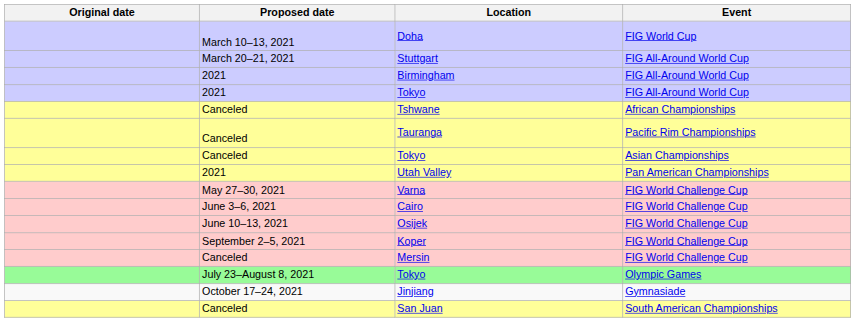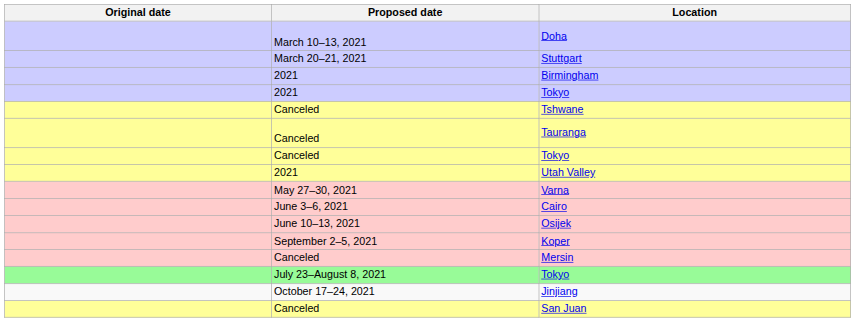- column: (737, 13)
